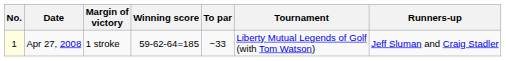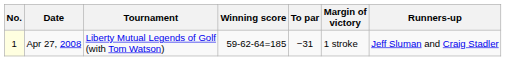columns swapped: (302, 17) <-> (107, 17)
(218, 43) −33 -> (305, 43) −31
